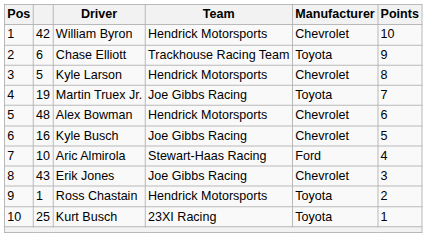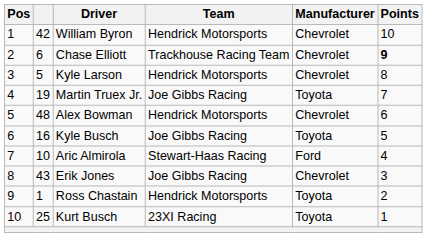(314, 54) Toyota -> (322, 54) Chevrolet
(384, 54) normal -> (384, 54) bold
(322, 135) Chevrolet -> (314, 135) Toyota
